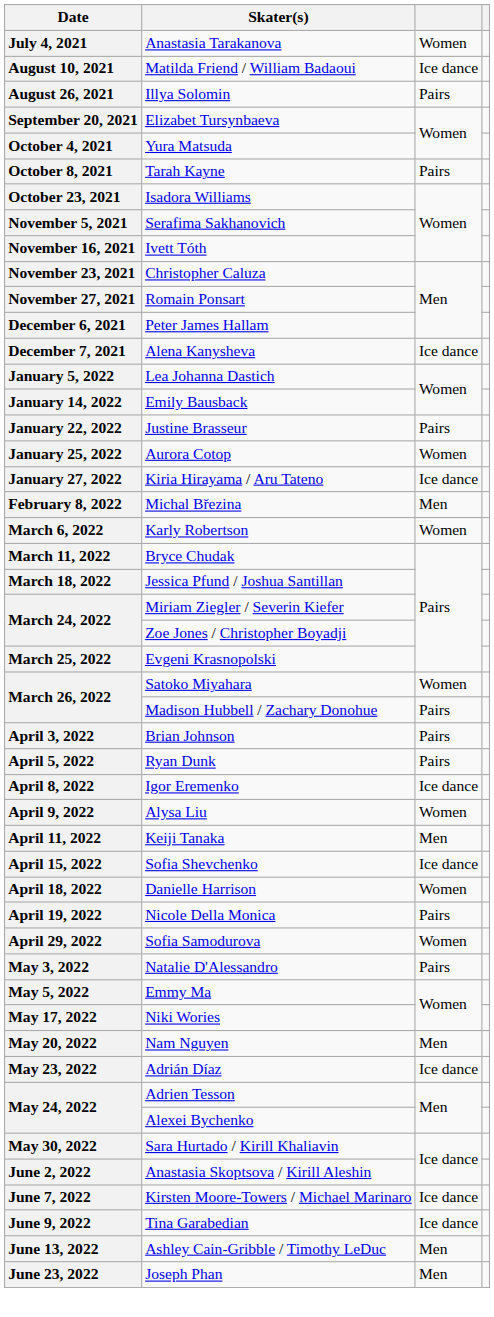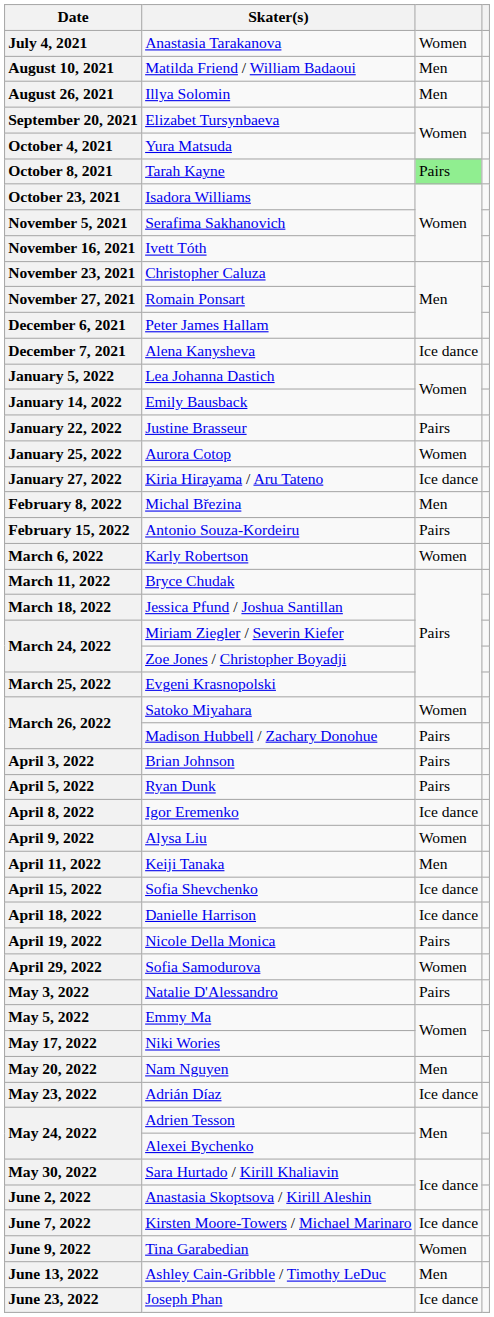(448, 69) Ice dance -> (433, 69) Men
(434, 94) Pairs -> (433, 94) Men
(434, 171) no background -> (434, 171) lightgreen background
+ row: (69, 530)
(443, 889) Women -> (448, 915) Ice dance
(448, 1223) Ice dance -> (443, 1248) Women
(433, 1274) Men -> (448, 1300) Ice dance
